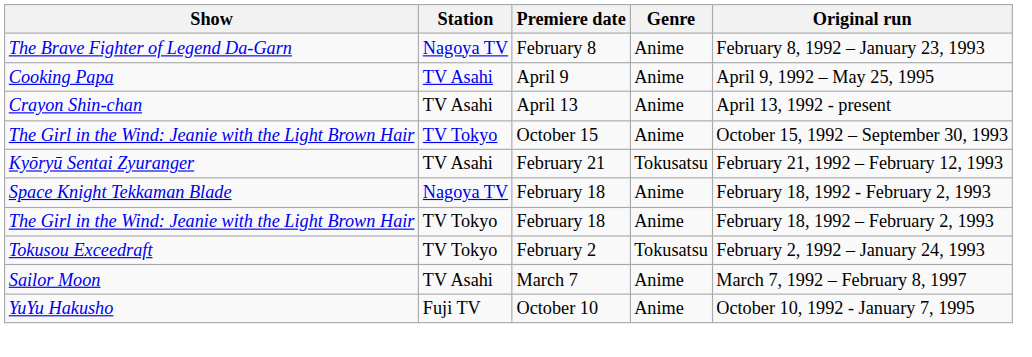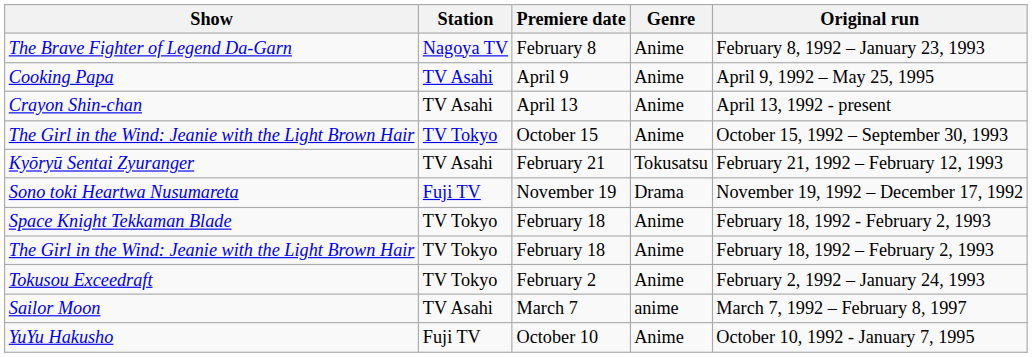+ row: (124, 192)
(465, 192) Nagoya TV -> (460, 221) TV Tokyo
(671, 250) Tokusatsu -> (659, 279) Anime
(659, 279) Anime -> (656, 308) anime
